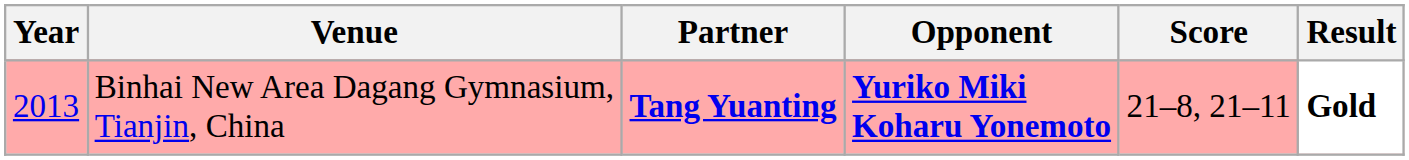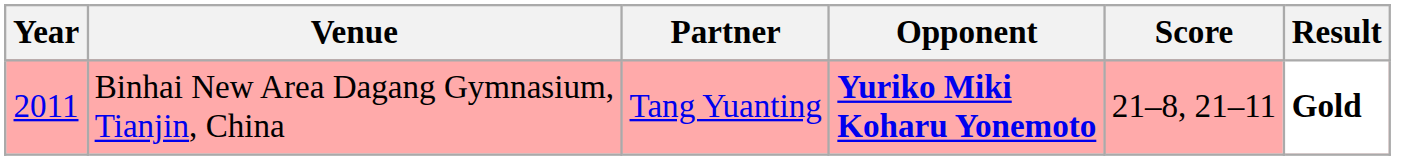(46, 106) 2013 -> (46, 106) 2011
(733, 106) bold -> (726, 106) normal
